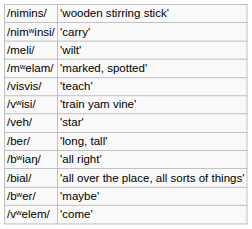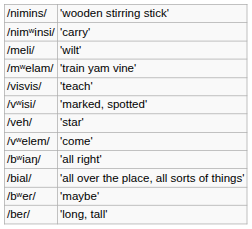(104, 68) 'marked, spotted' -> (98, 68) 'train yam vine'
(98, 104) 'train yam vine' -> (104, 104) 'marked, spotted'
rows swapped: (28, 214) <-> (19, 141)
